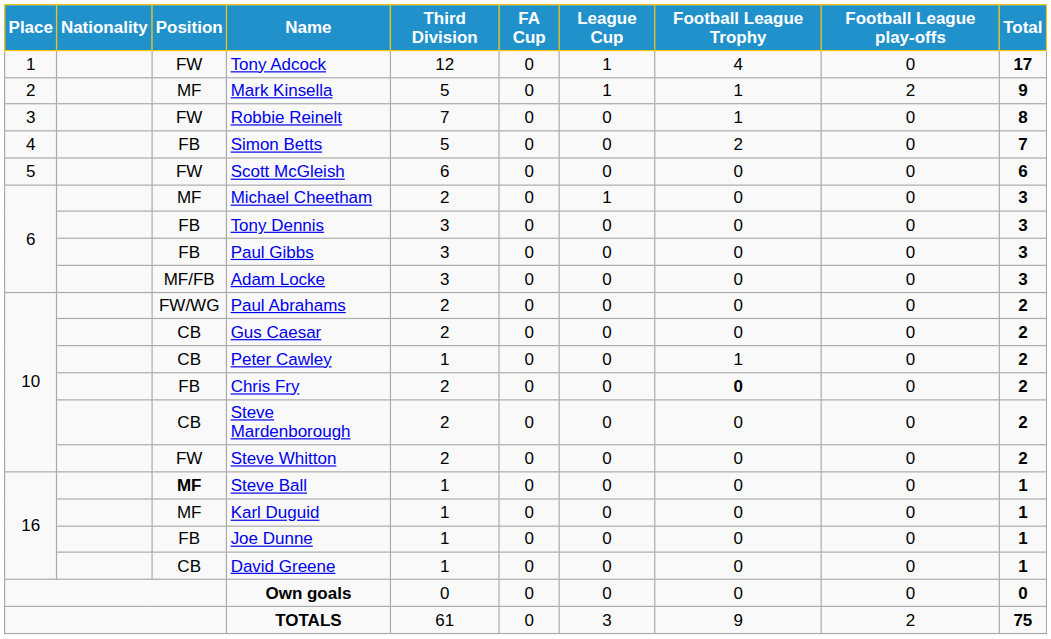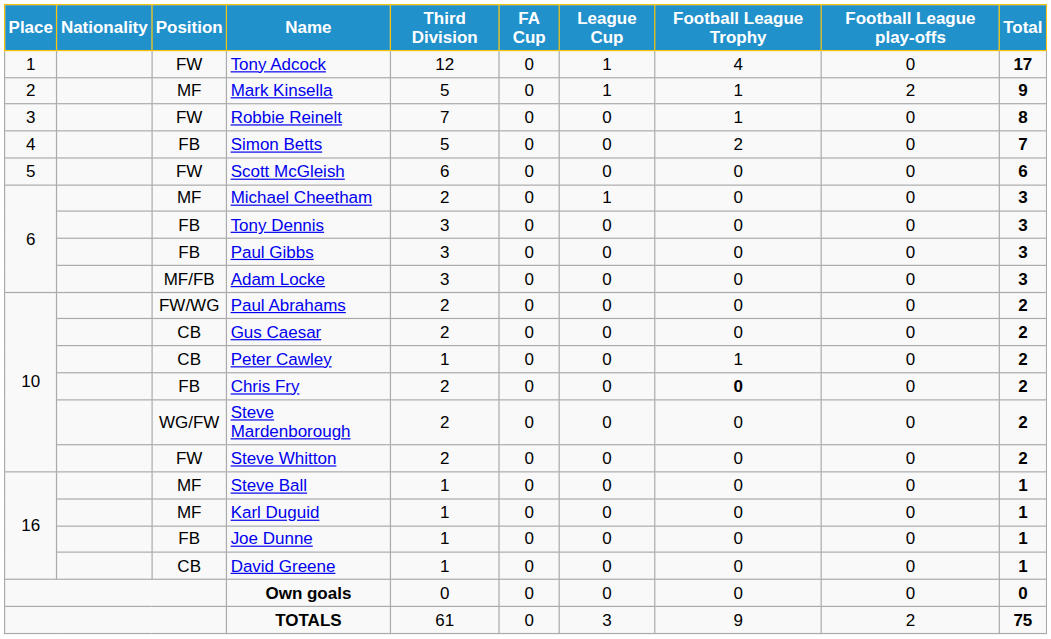(189, 423) CB -> (189, 423) WG/FW
(189, 486) bold -> (189, 486) normal
